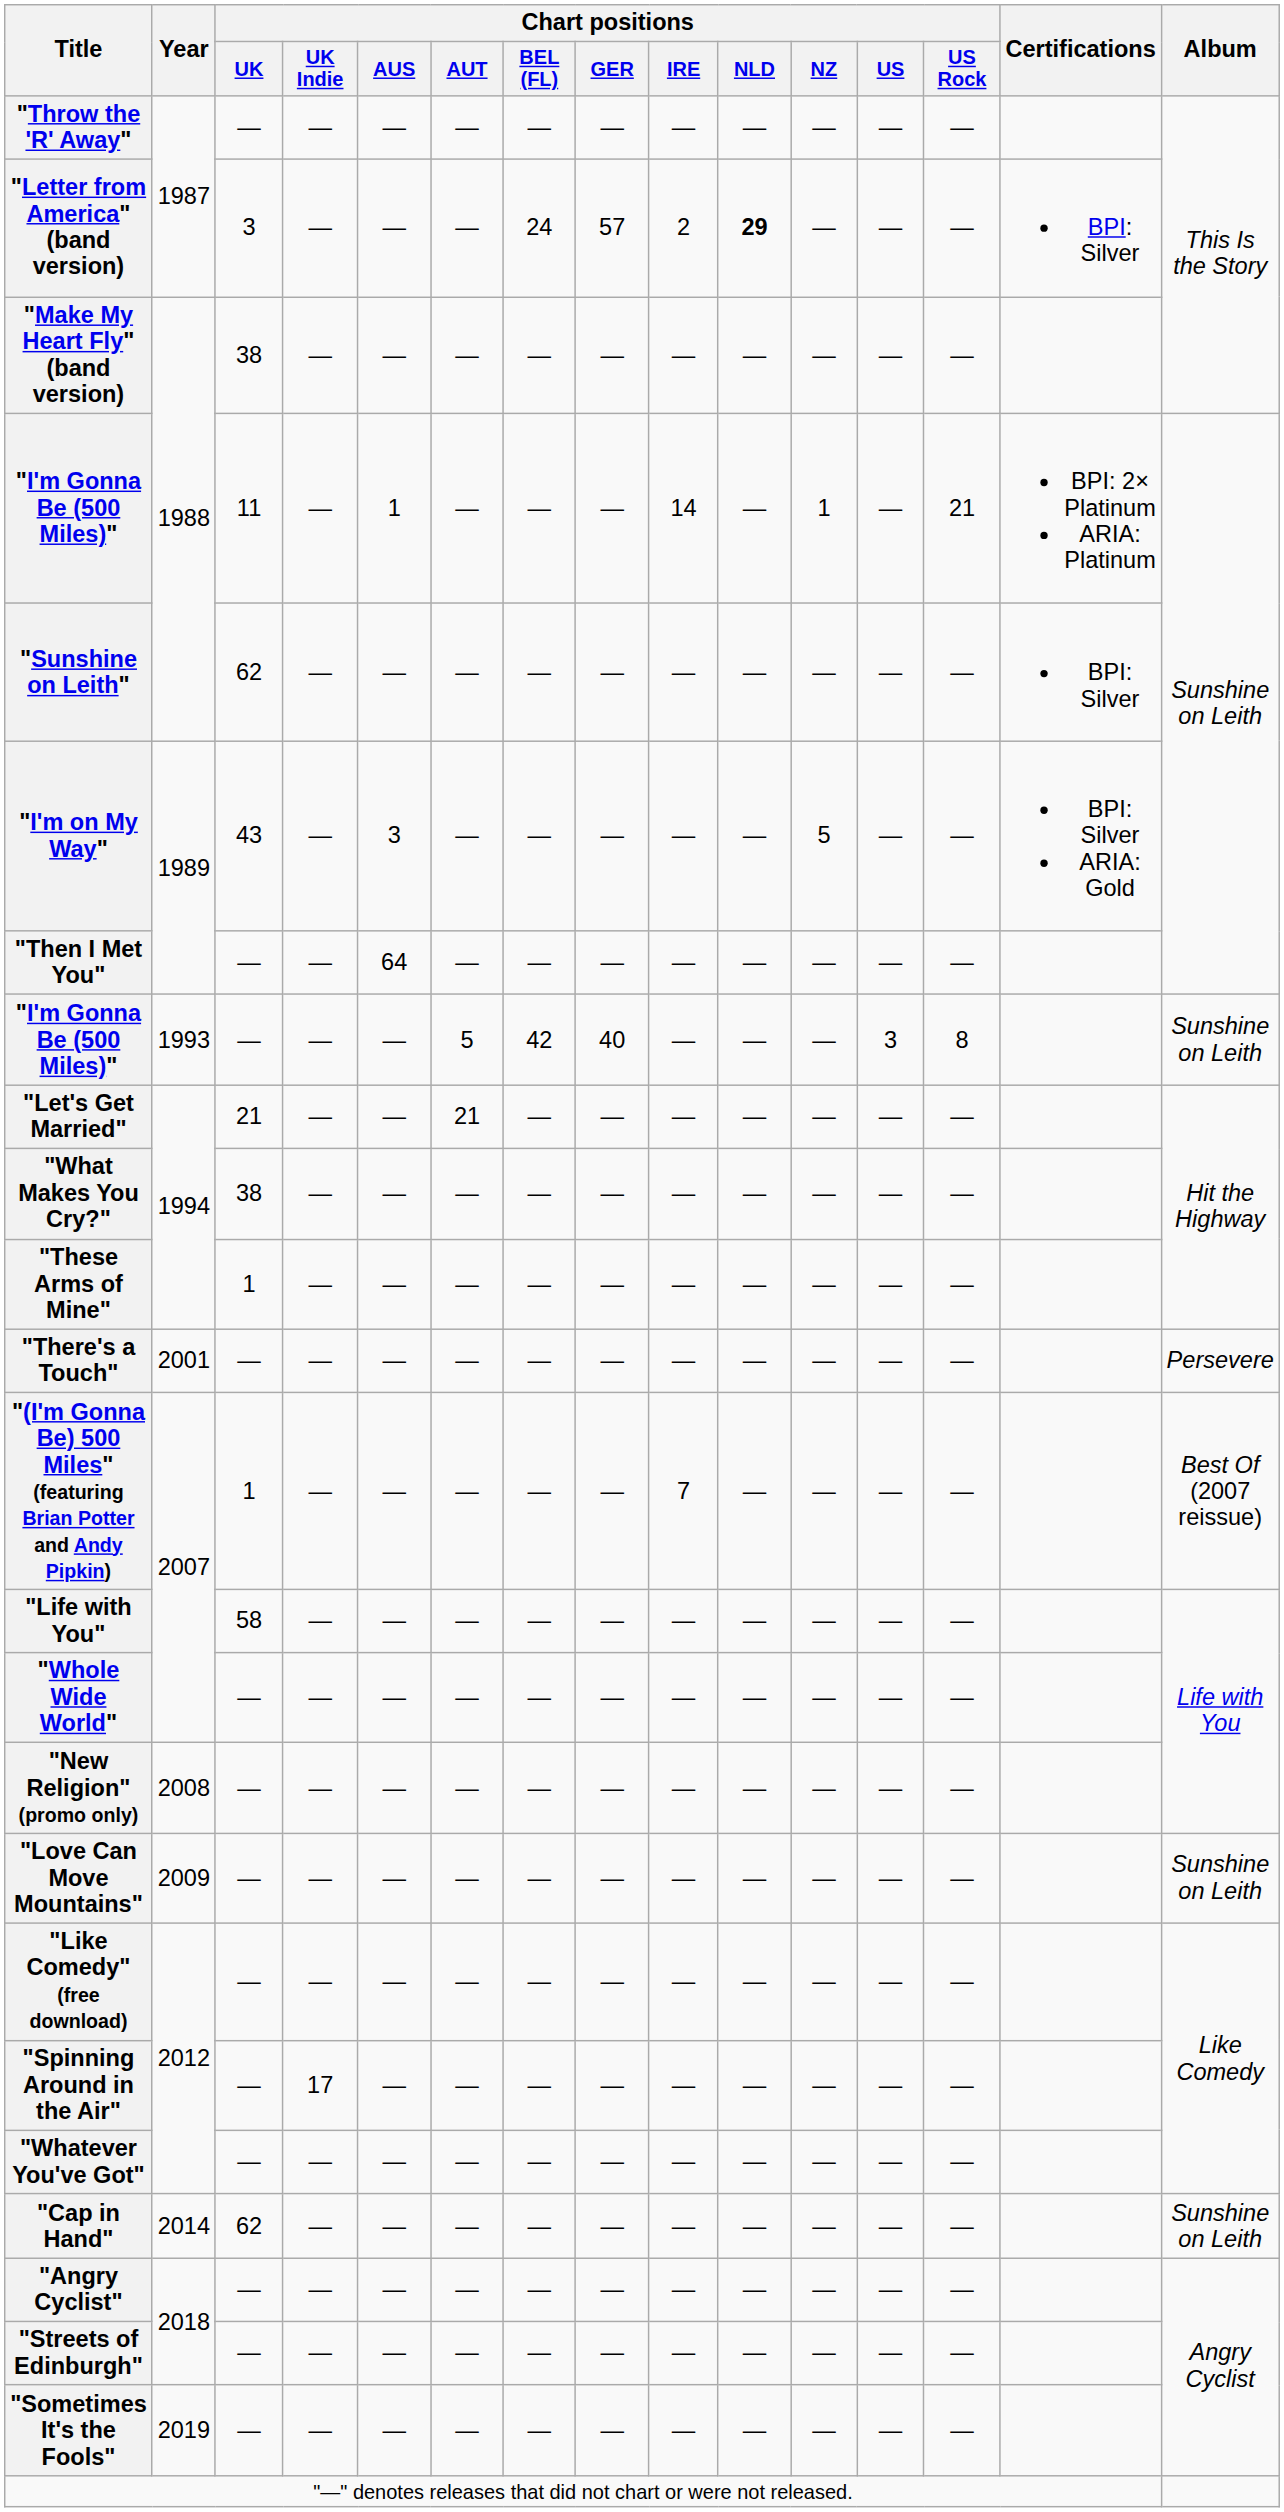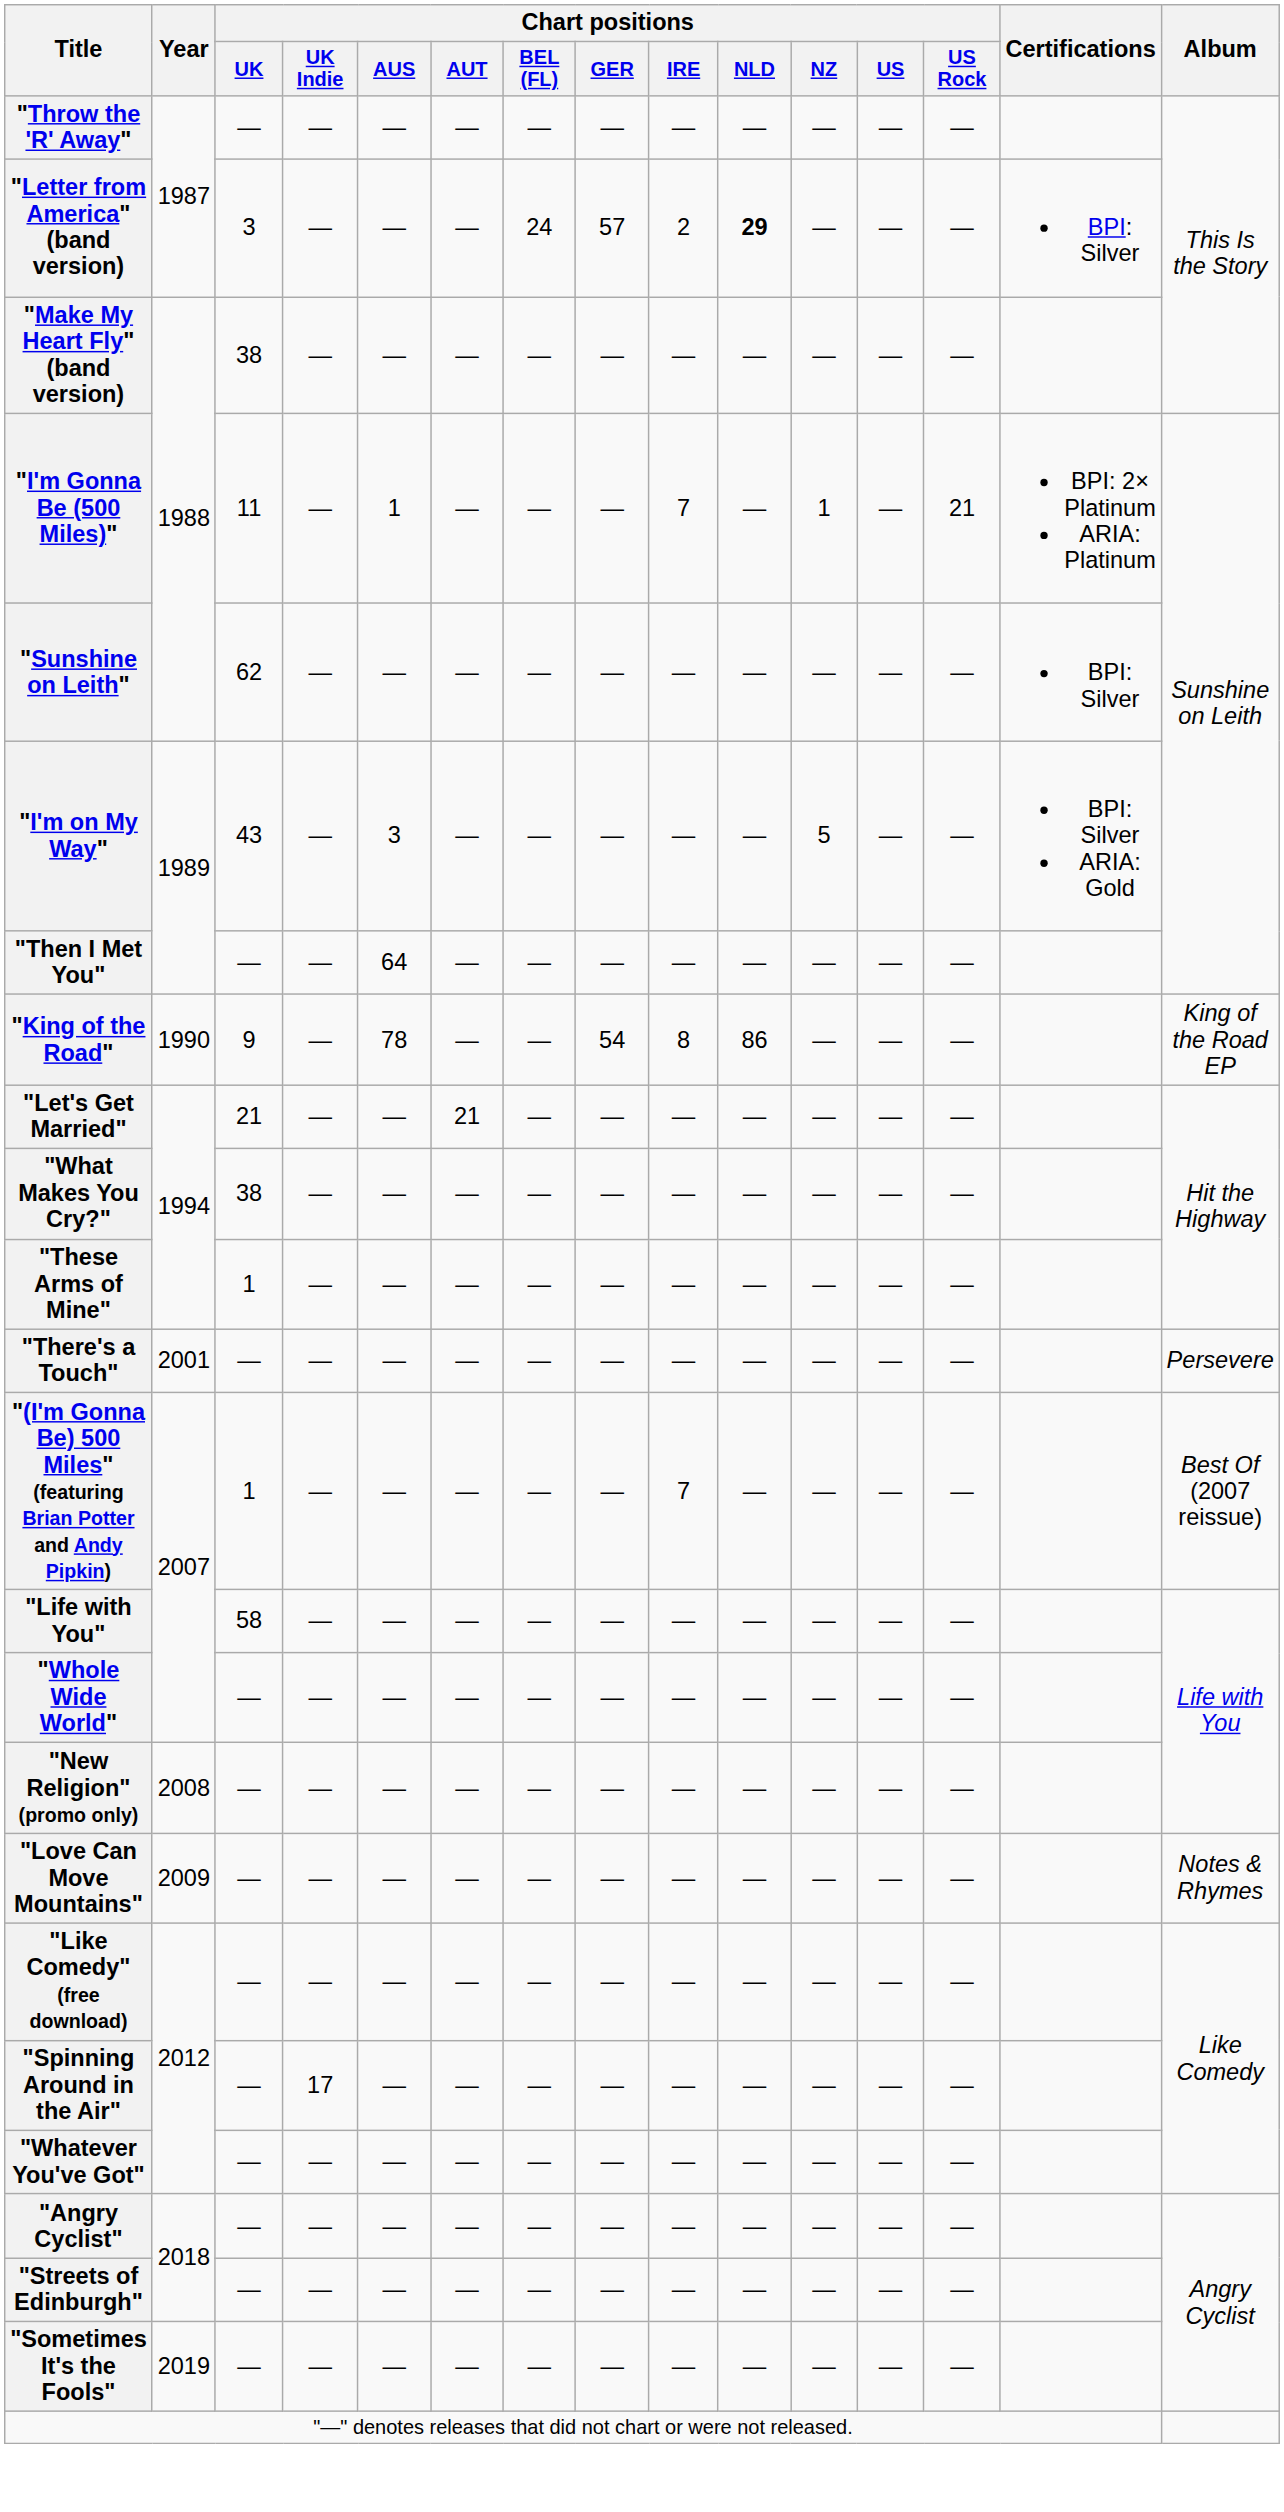(684, 508) 14 -> (684, 508) 7
+ row: (78, 1039)
- row: (78, 1039)
(1220, 1878) Sunshine on Leith -> (1220, 1878) Notes & Rhymes
- row: (78, 2225)
